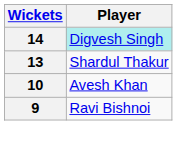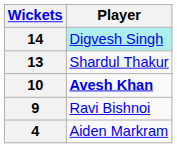(109, 85) normal -> (111, 85) bold
+ row: (35, 131)
